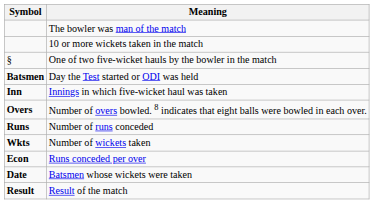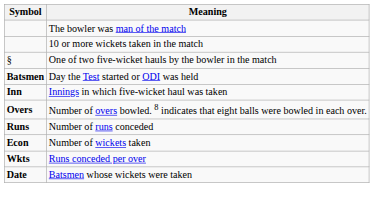(18, 143) Wkts -> (18, 143) Econ
(18, 159) Econ -> (18, 159) Wkts
- row: (88, 191)
